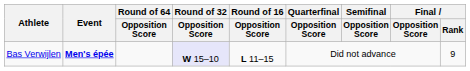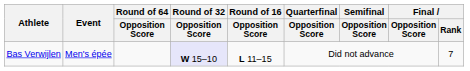(89, 54) bold -> (88, 54) normal
(453, 54) 9 -> (451, 54) 7
